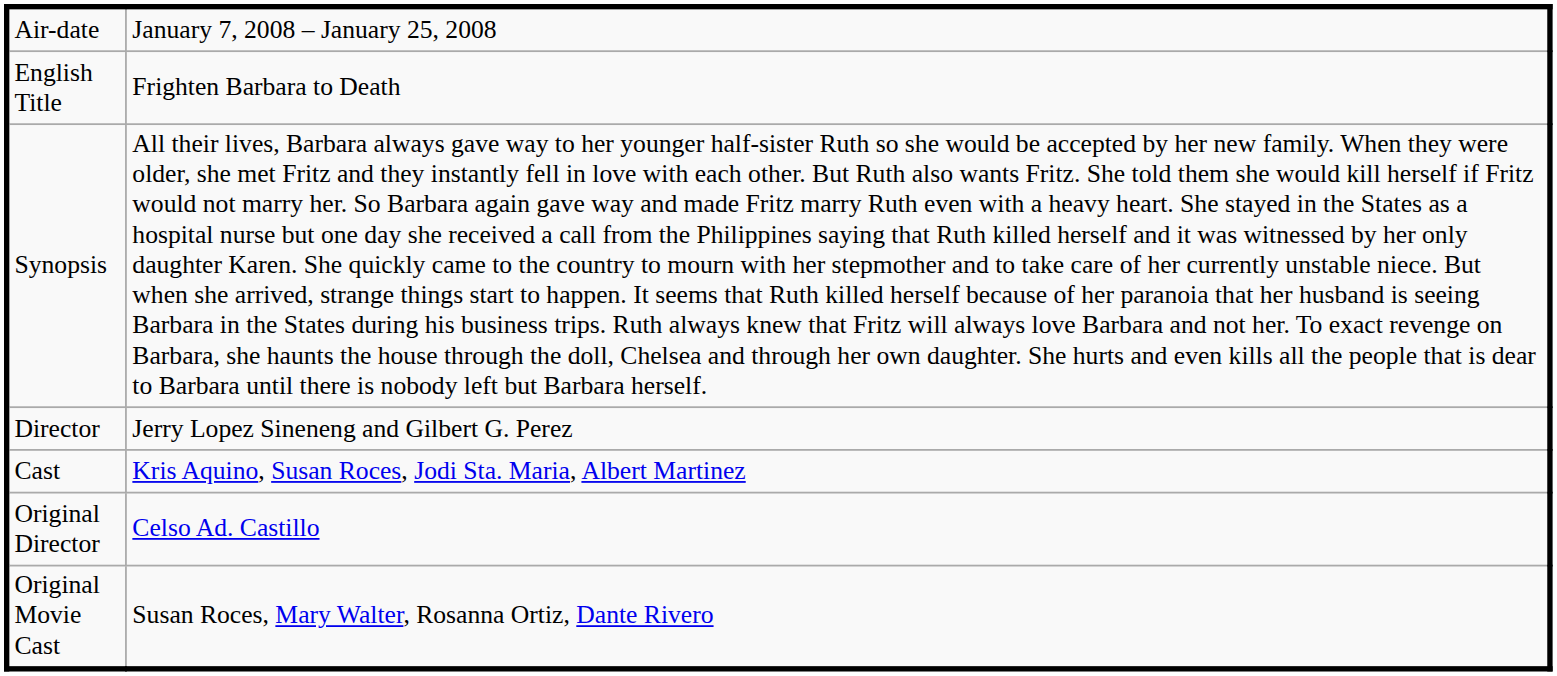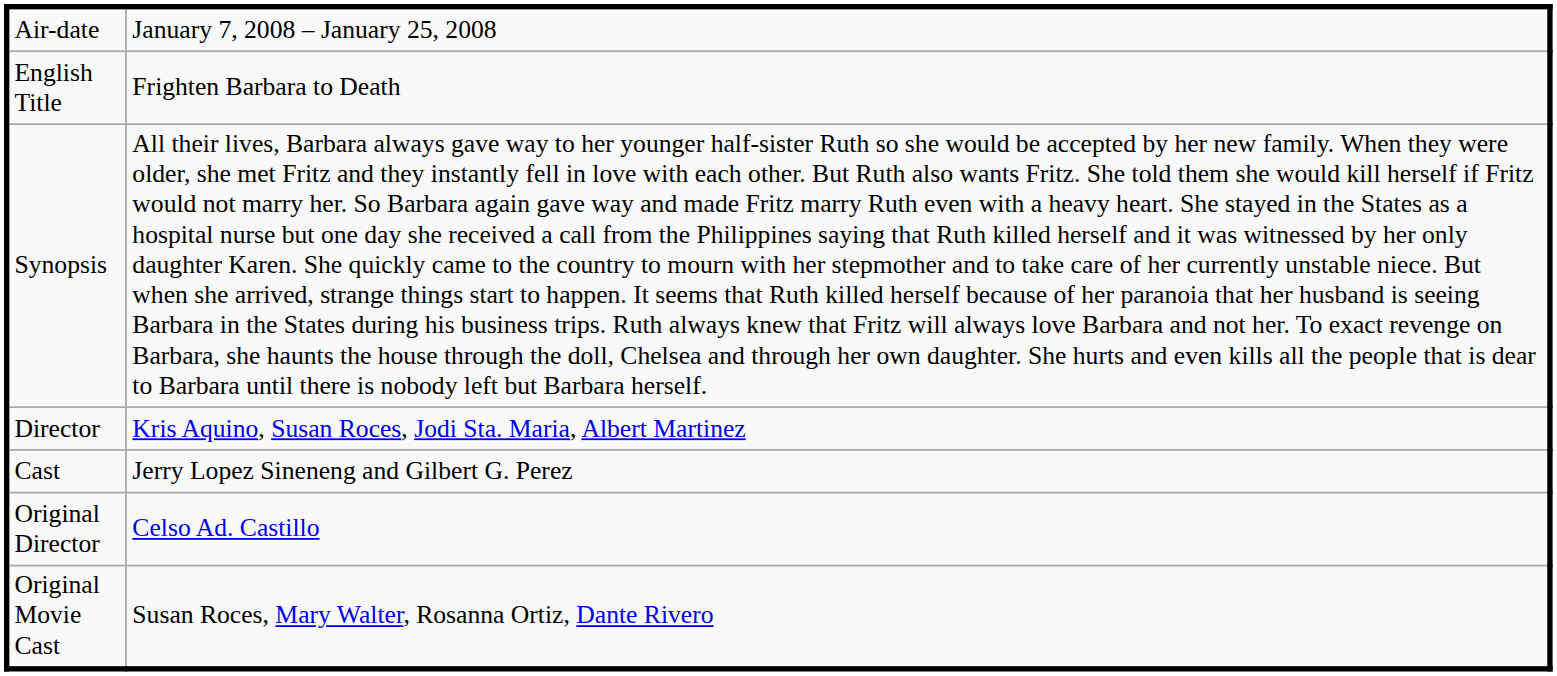(353, 428) Jerry Lopez Sineneng and Gilbert G. Perez -> (439, 428) Kris Aquino, Susan Roces, Jodi Sta. Maria, Albert Martinez
(439, 471) Kris Aquino, Susan Roces, Jodi Sta. Maria, Albert Martinez -> (353, 471) Jerry Lopez Sineneng and Gilbert G. Perez
